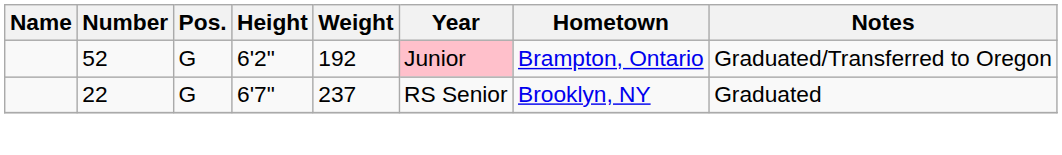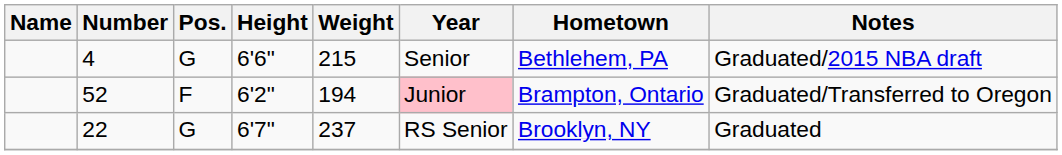+ row: (89, 58)
(187, 58) G -> (186, 94) F
(337, 58) 192 -> (337, 94) 194
